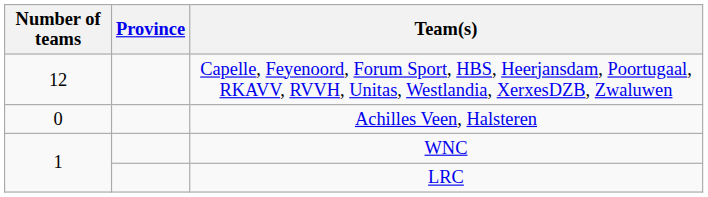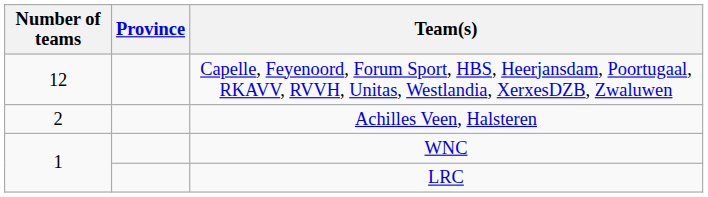(58, 118) 0 -> (58, 118) 2
